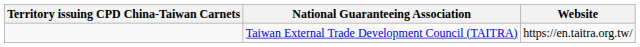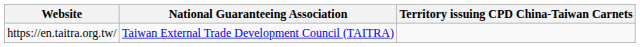columns swapped: (124, 14) <-> (578, 14)
